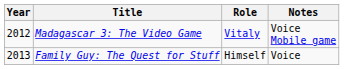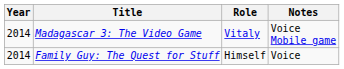(19, 34) 2012 -> (19, 34) 2014
(19, 56) 2013 -> (19, 56) 2014
